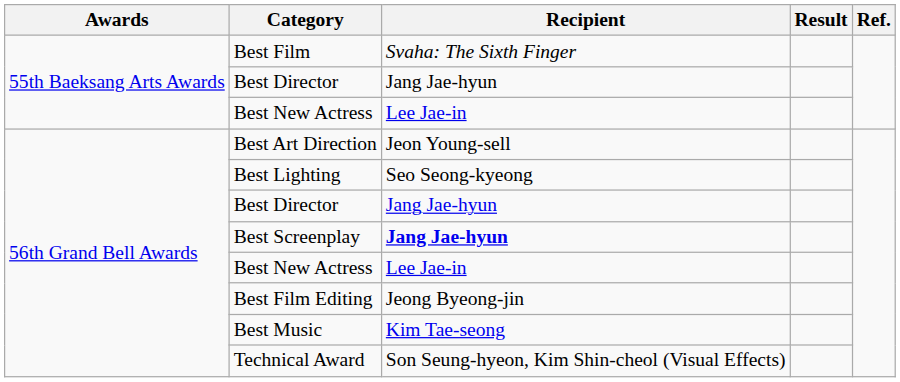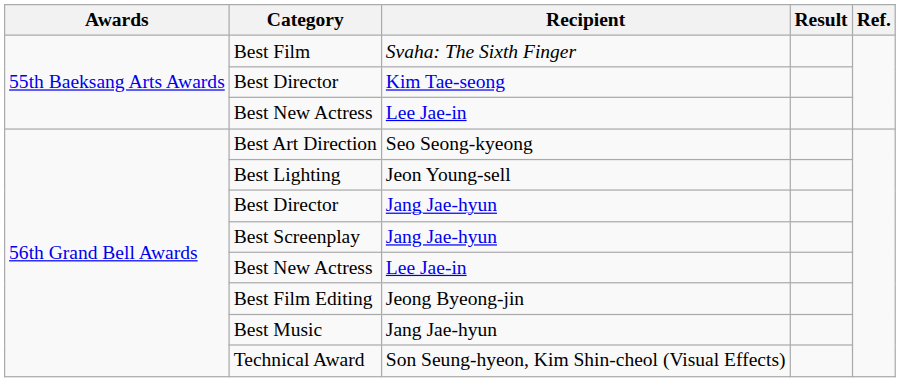(441, 81) Jang Jae-hyun -> (445, 81) Kim Tae-seong
(448, 143) Jeon Young-sell -> (459, 143) Seo Seong-kyeong
(459, 174) Seo Seong-kyeong -> (448, 174) Jeon Young-sell
(447, 236) bold -> (441, 236) normal
(445, 329) Kim Tae-seong -> (441, 329) Jang Jae-hyun
